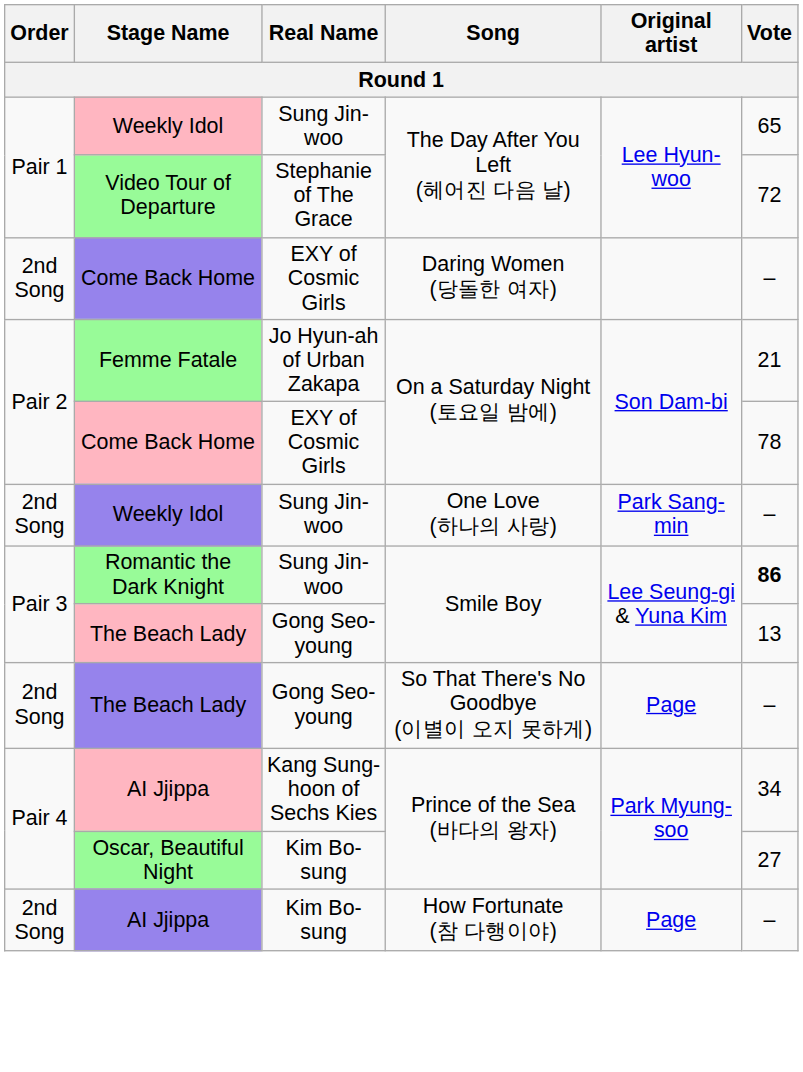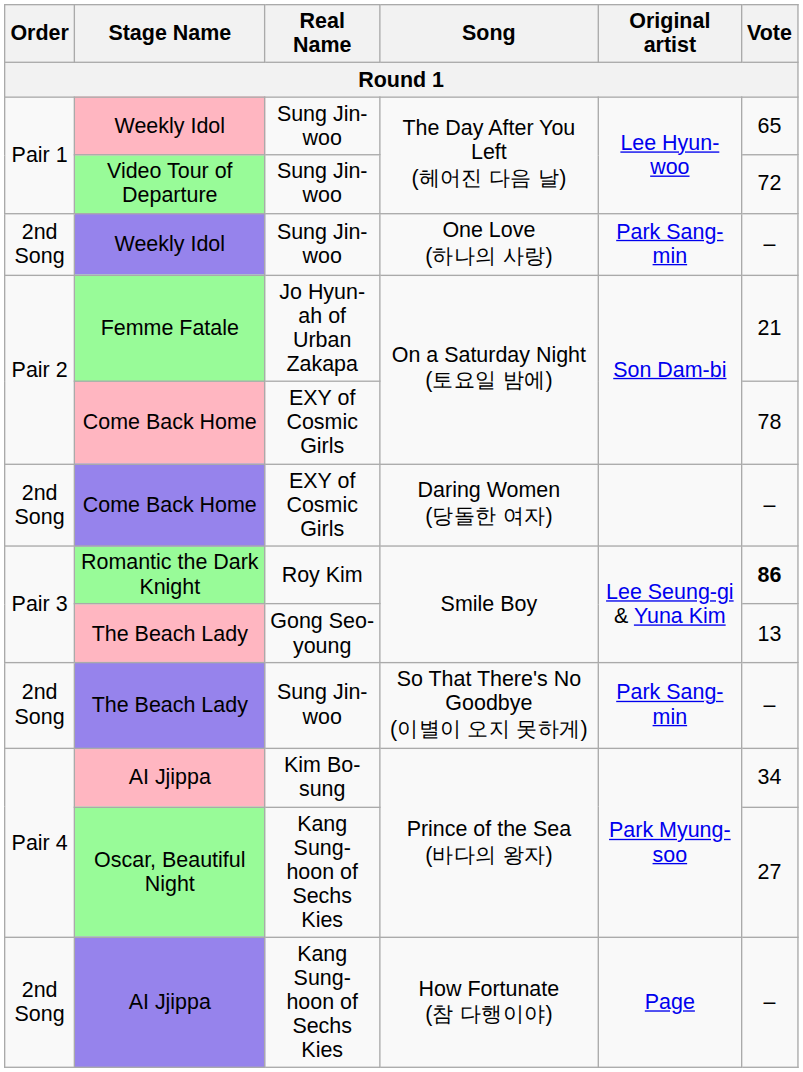(324, 195) Stephanie of The Grace -> (322, 183) Sung Jin-woo
rows swapped: (168, 514) <-> (168, 278)
(324, 574) Sung Jin-woo -> (322, 574) Roy Kim
(324, 705) Gong Seo-young -> (322, 705) Sung Jin-woo
(671, 705) Page -> (670, 705) Park Sang-min
(324, 789) Kang Sung-hoon of Sechs Kies -> (322, 777) Kim Bo-sung
(324, 859) Kim Bo-sung -> (322, 871) Kang Sung-hoon of Sechs Kies
(324, 919) Kim Bo-sung -> (322, 1002) Kang Sung-hoon of Sechs Kies
